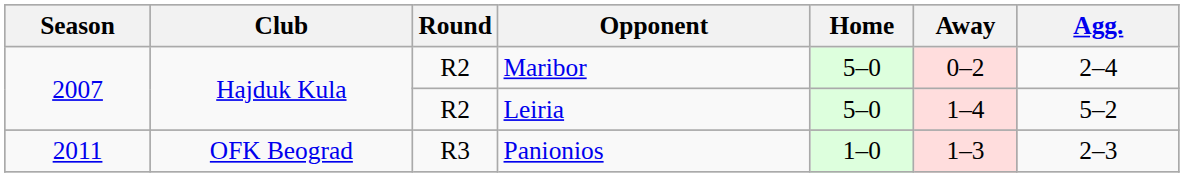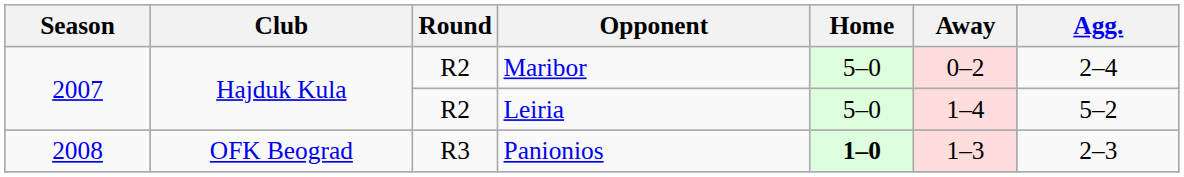(78, 151) 2011 -> (78, 151) 2008
(862, 151) normal -> (862, 151) bold
